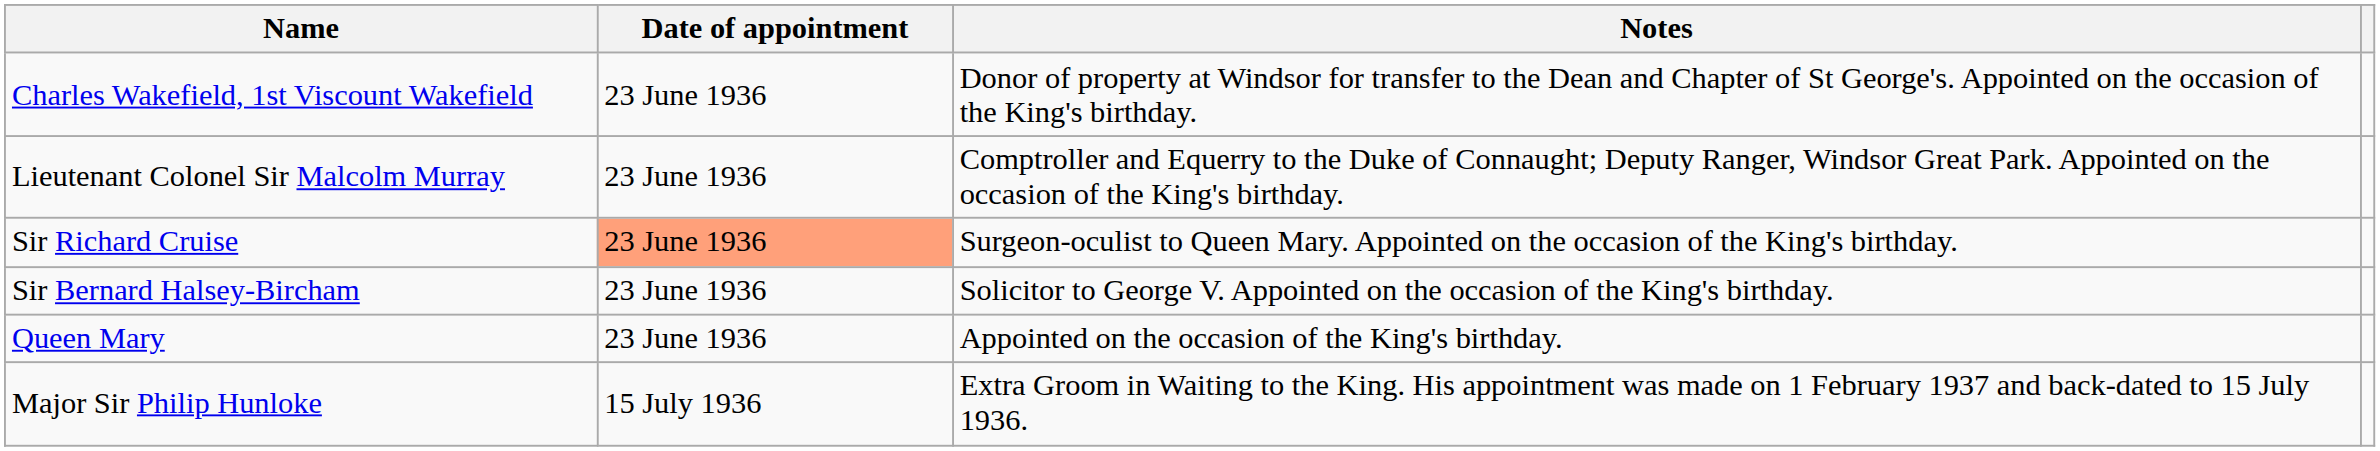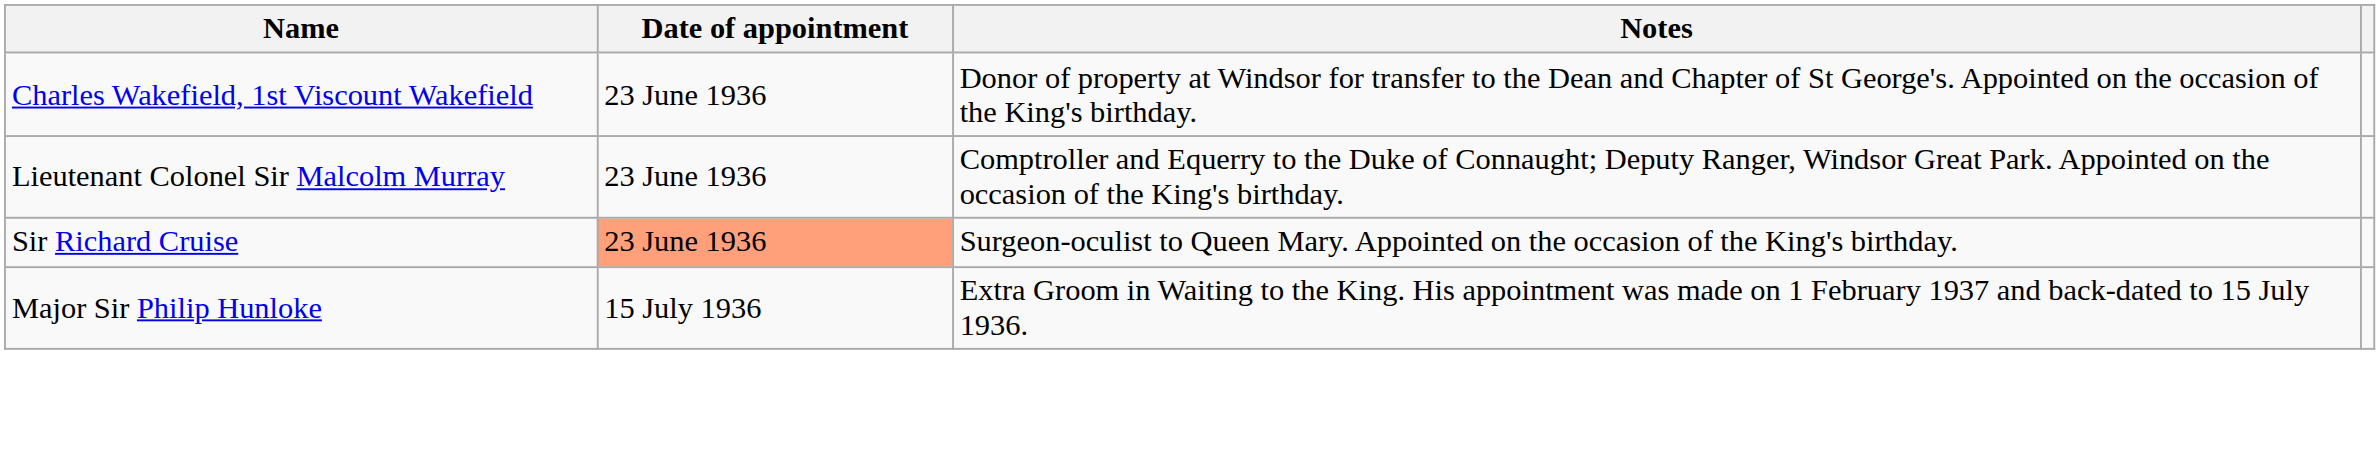- row: (186, 289)
- row: (88, 338)
